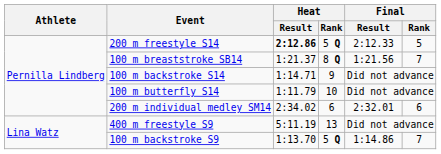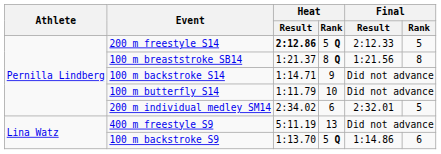(419, 60) 7 -> (419, 60) 8
(419, 108) 6 -> (419, 108) 5
(419, 140) 7 -> (419, 140) 6
